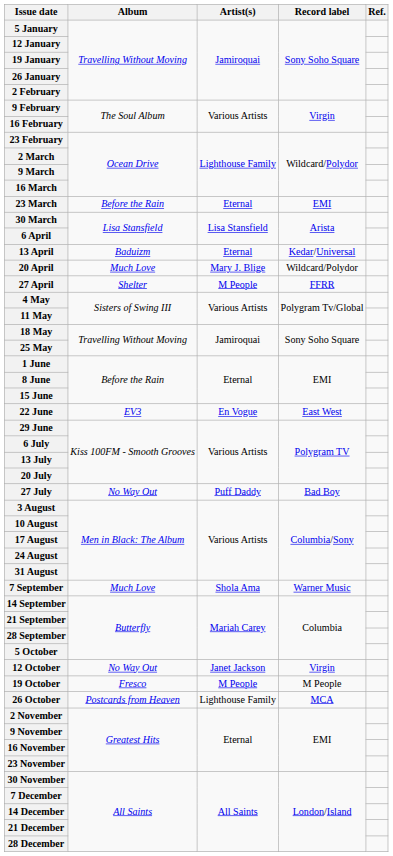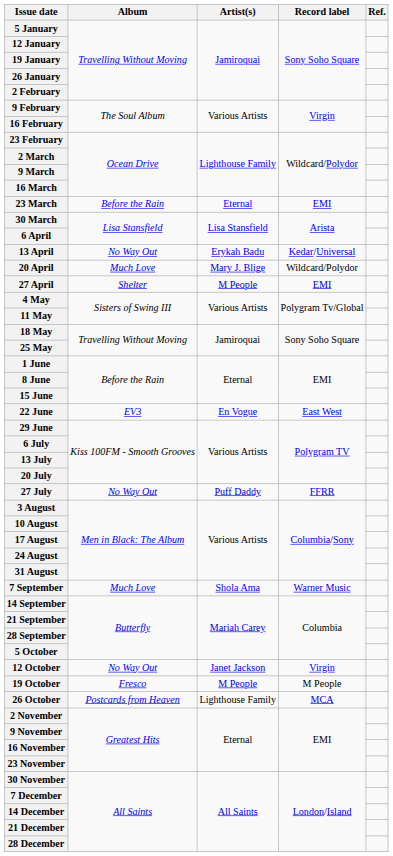(133, 252) Baduizm -> (133, 252) No Way Out
(238, 252) Eternal -> (238, 252) Erykah Badu
(322, 284) FFRR -> (322, 284) EMI
(322, 492) Bad Boy -> (322, 492) FFRR
